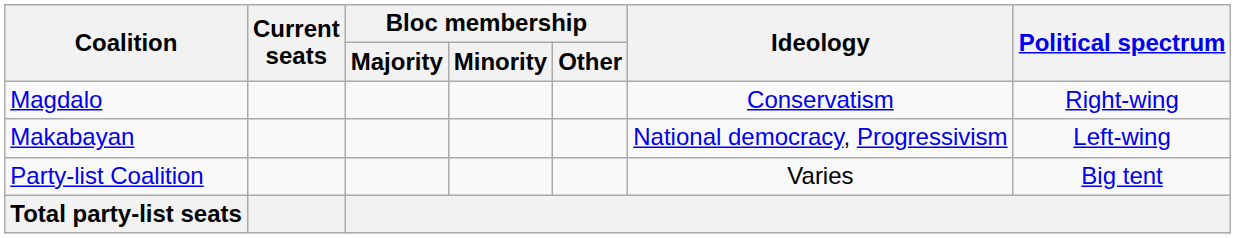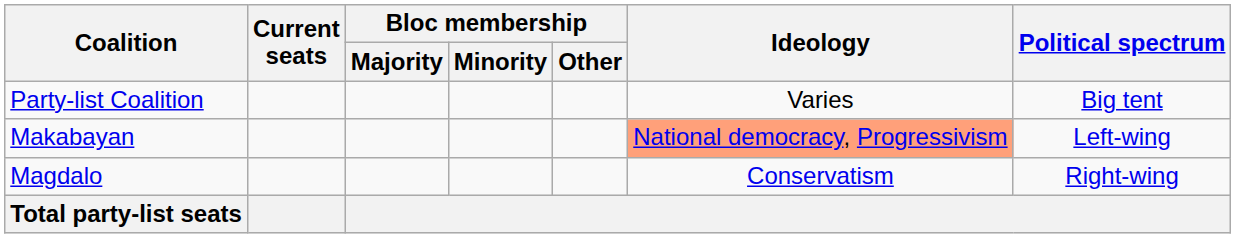rows swapped: (107, 175) <-> (56, 99)
(820, 137) no background -> (820, 137) lightsalmon background
